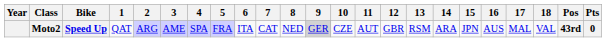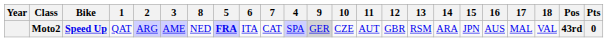columns swapped: (199, 12) <-> (293, 12)
(223, 28) normal -> (226, 28) bold
